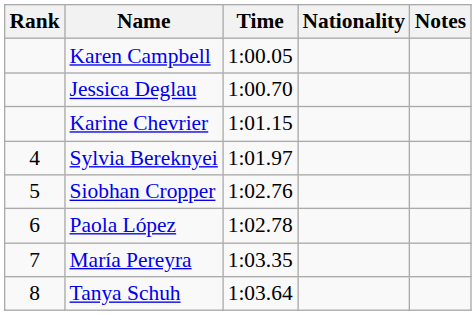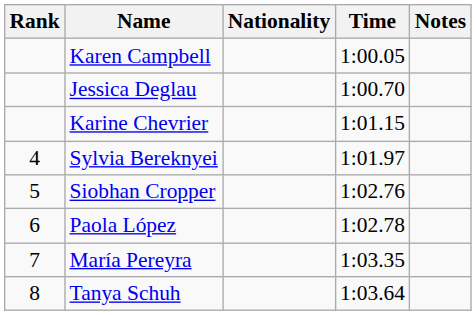columns swapped: (354, 21) <-> (260, 21)
